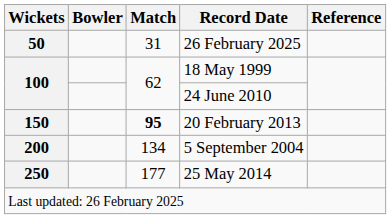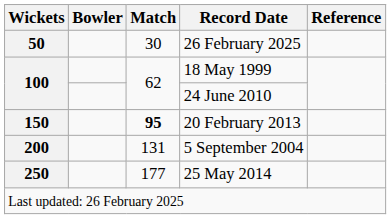(153, 43) 31 -> (153, 43) 30
(153, 148) 134 -> (153, 148) 131
